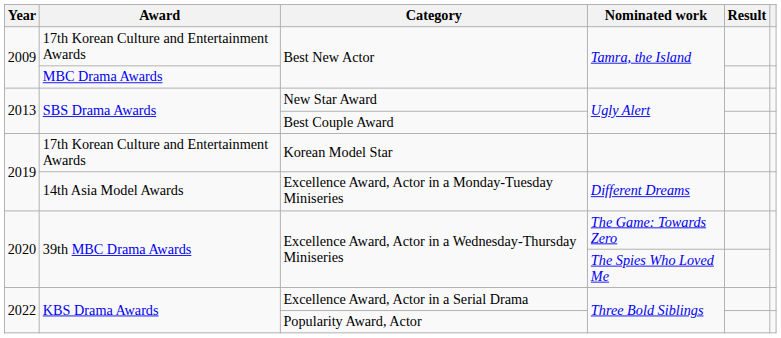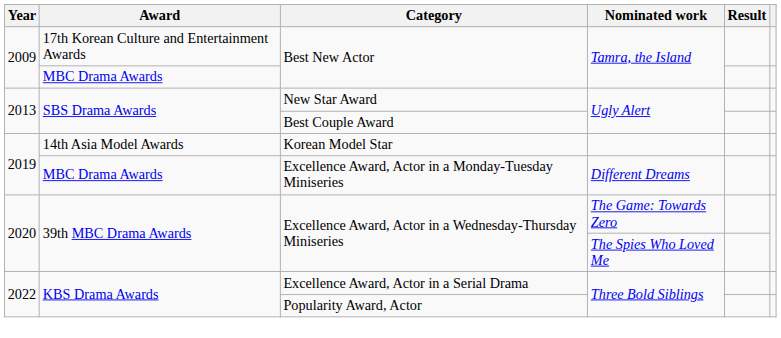(155, 152) 17th Korean Culture and Entertainment Awards -> (113, 144) 14th Asia Model Awards
(113, 191) 14th Asia Model Awards -> (103, 175) MBC Drama Awards
